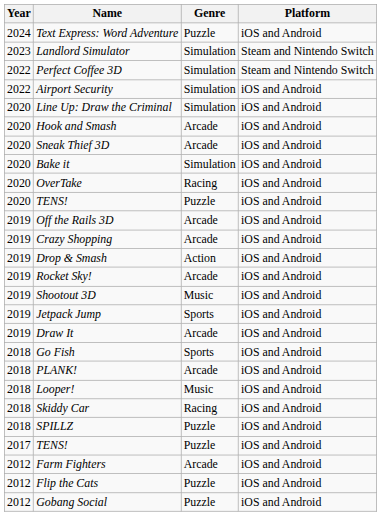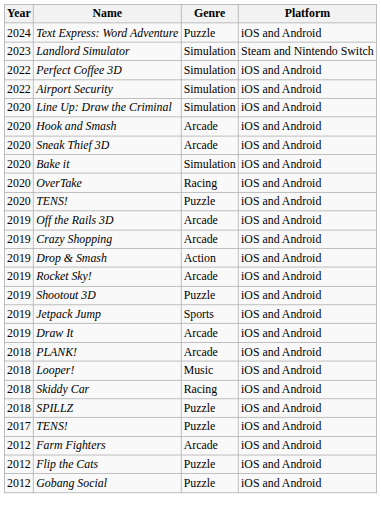(307, 70) Steam and Nintendo Switch -> (281, 70) iOS and Android
(198, 295) Music -> (199, 295) Puzzle
- row: (19, 351)
